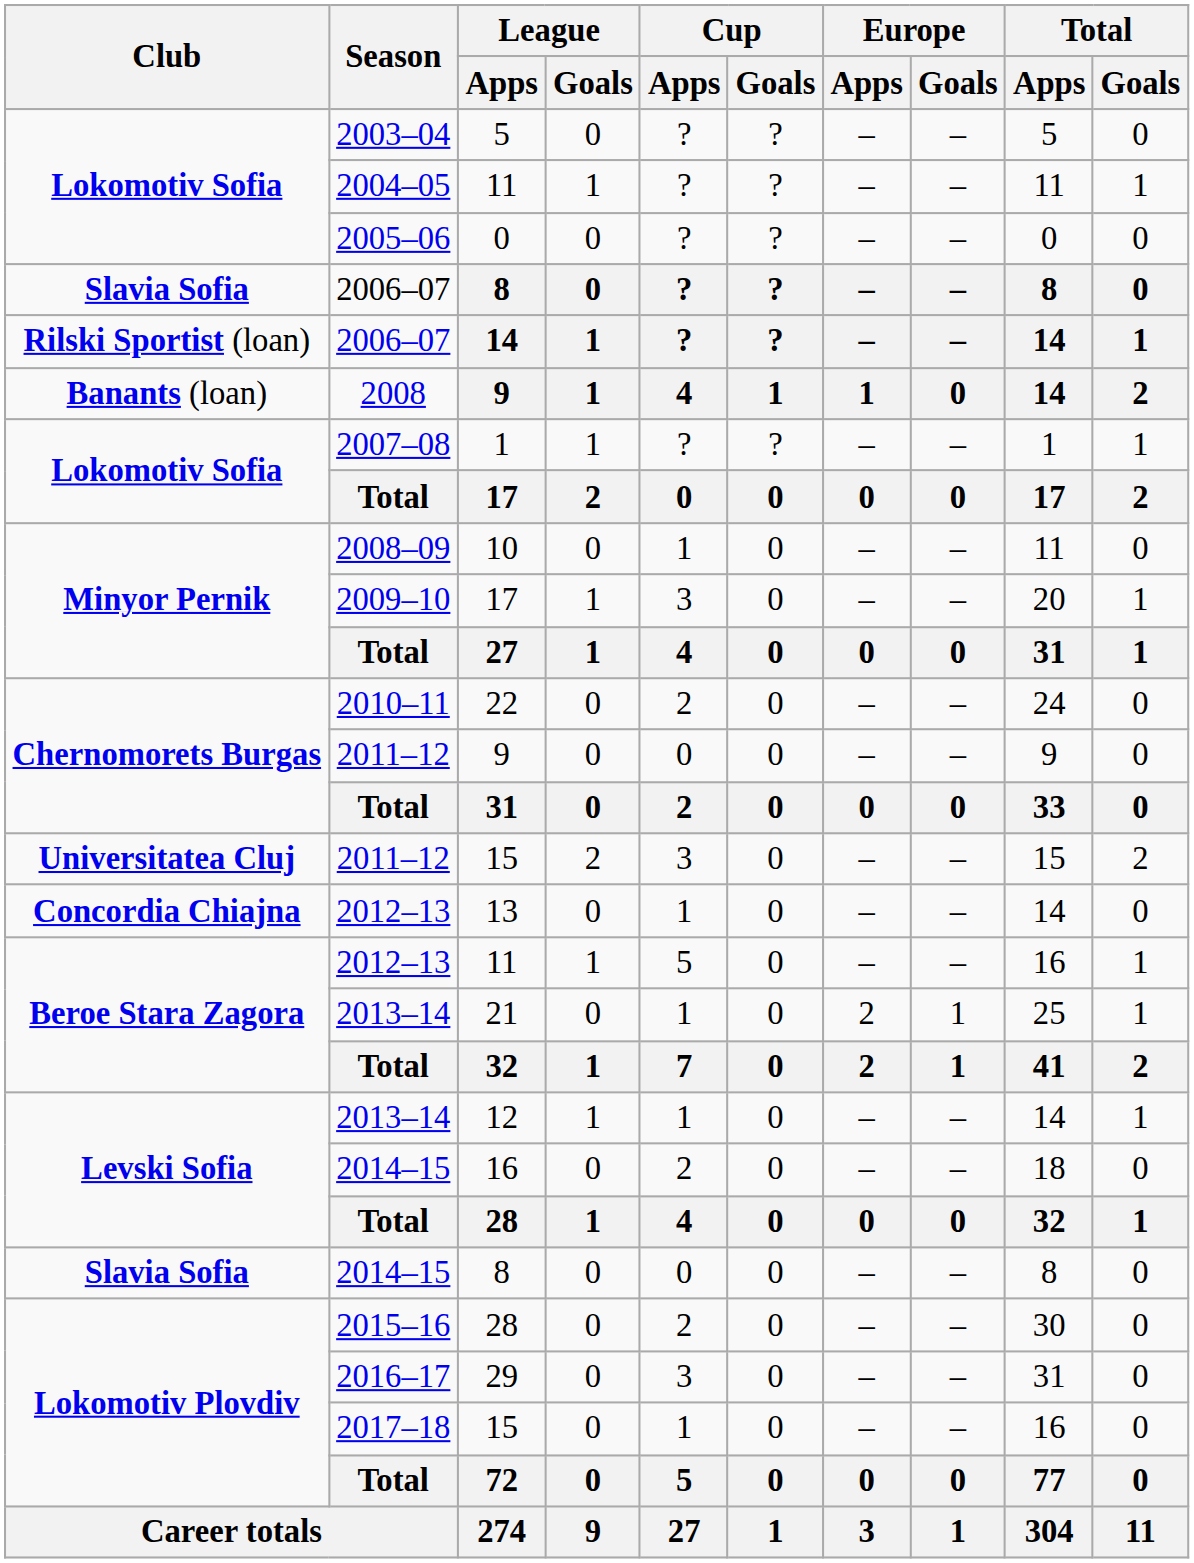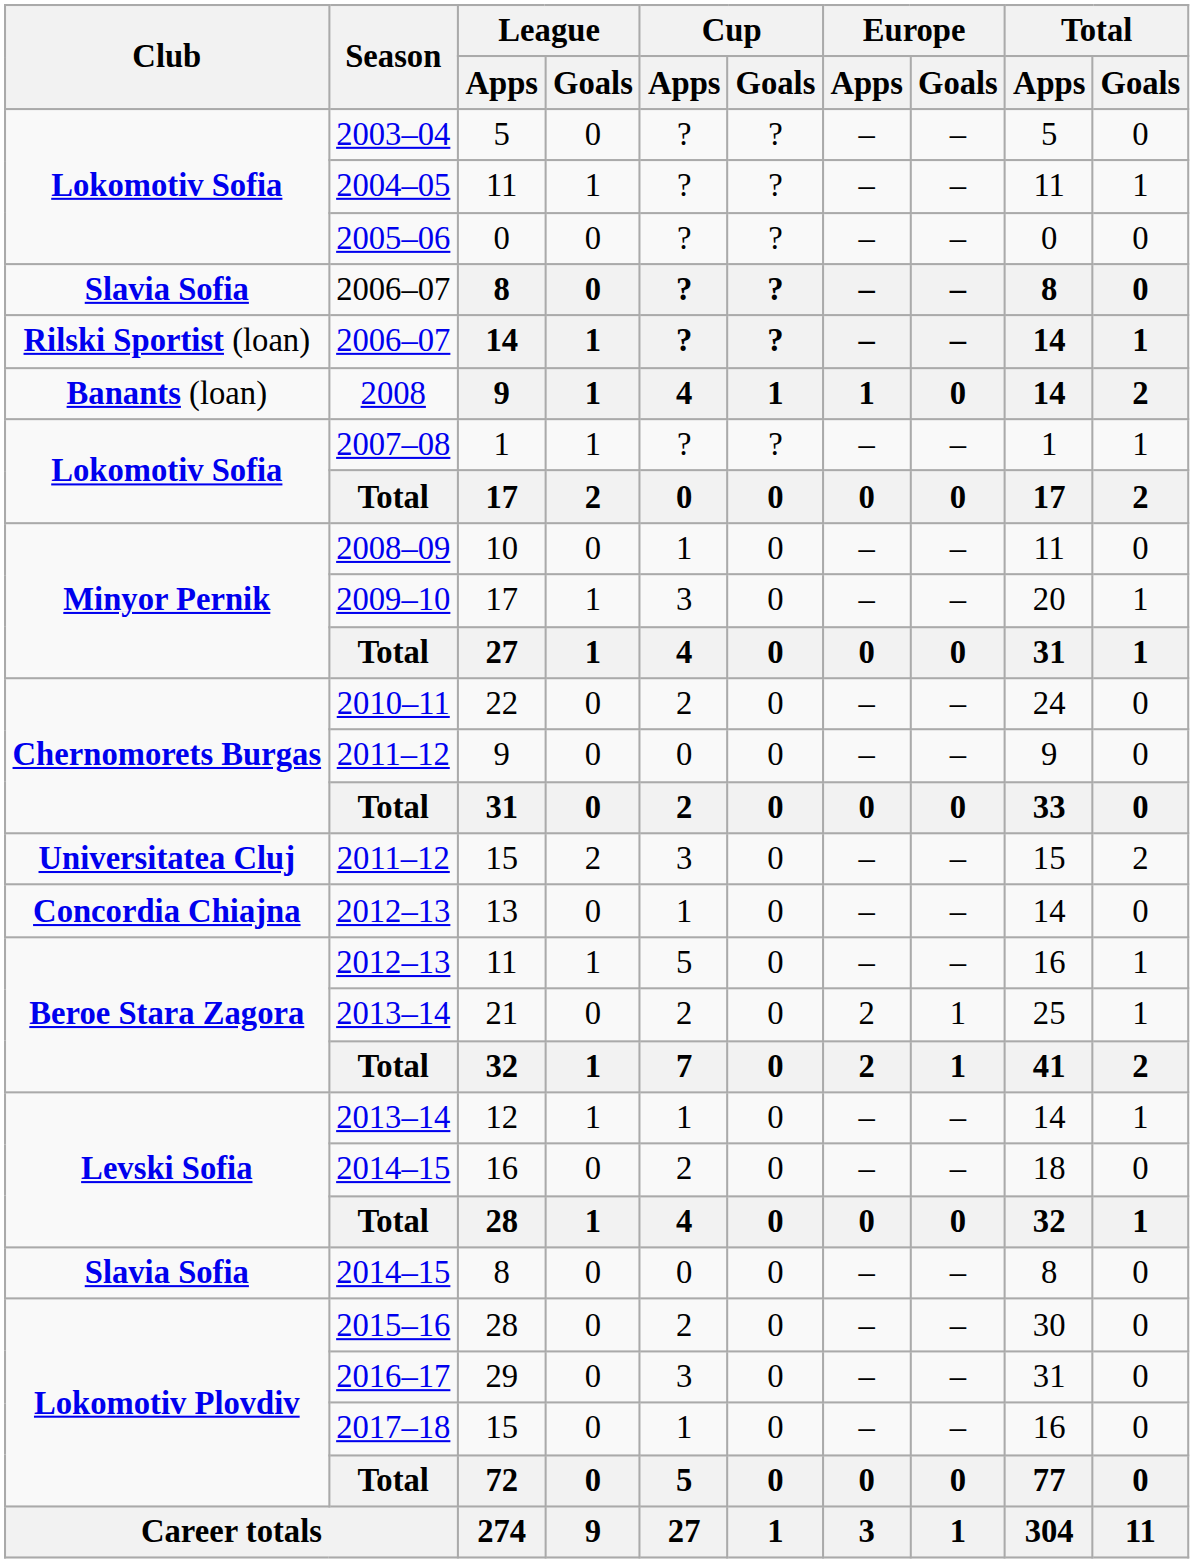(684, 1013) 1 -> (684, 1013) 2
